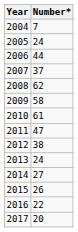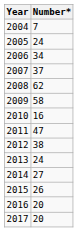(38, 56) 44 -> (38, 56) 34
(38, 116) 61 -> (38, 116) 16
(38, 205) 22 -> (38, 205) 20
